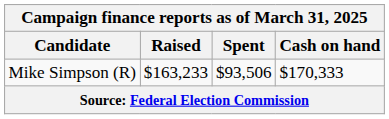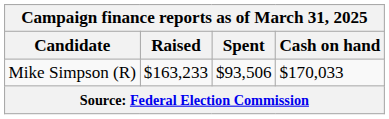(312, 72) $170,333 -> (312, 72) $170,033
